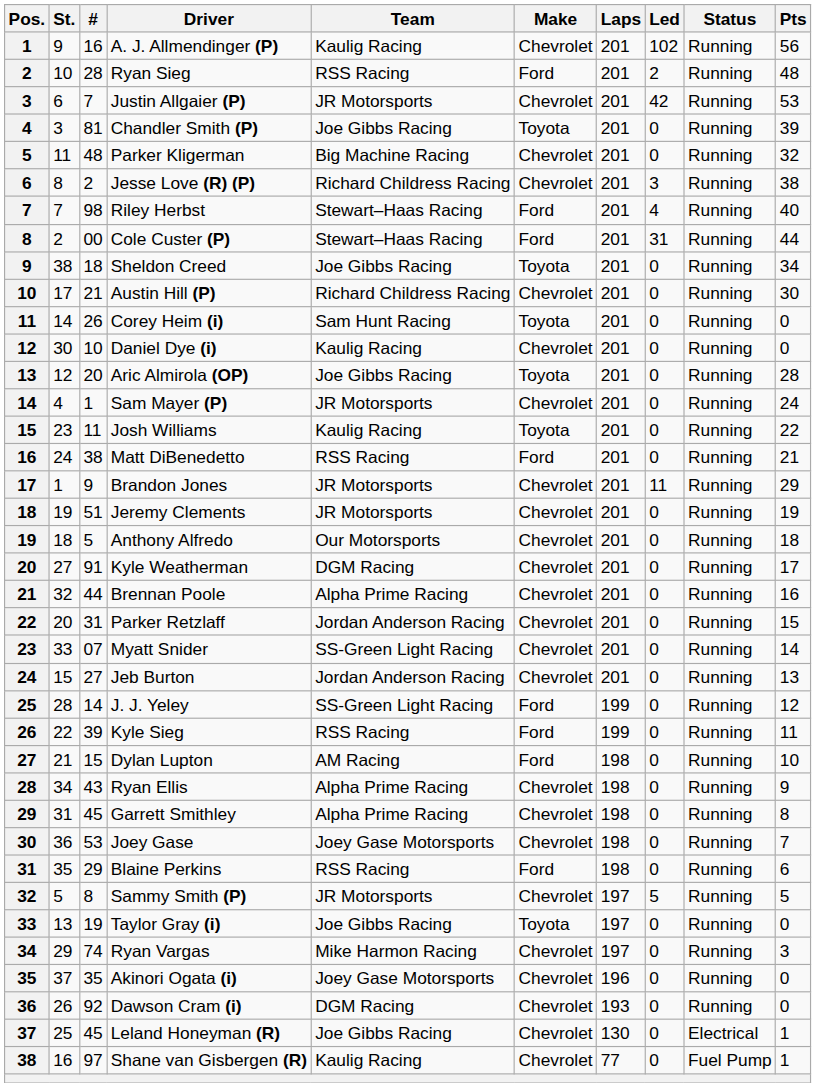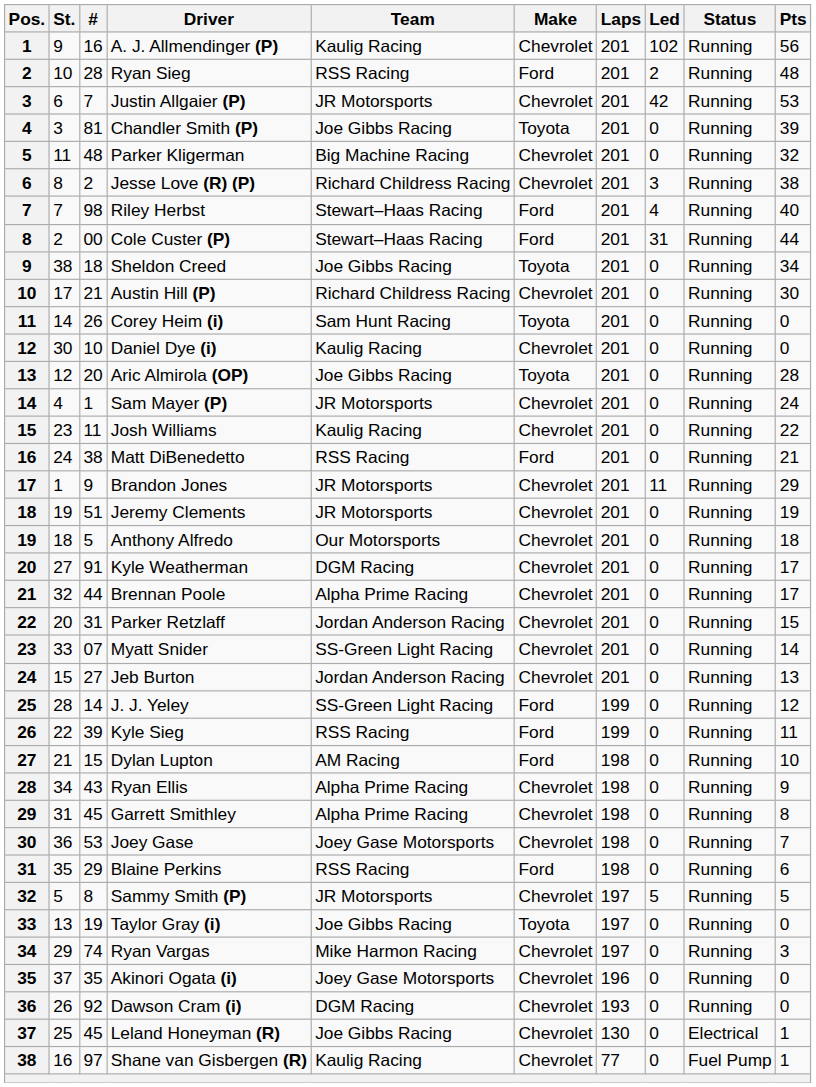(544, 430) Toyota -> (556, 430) Chevrolet
(789, 595) 16 -> (789, 595) 17
